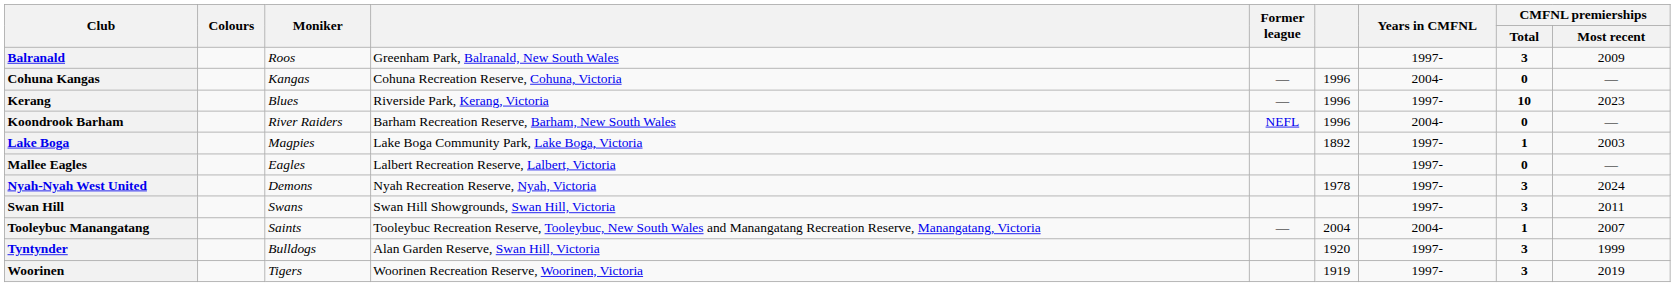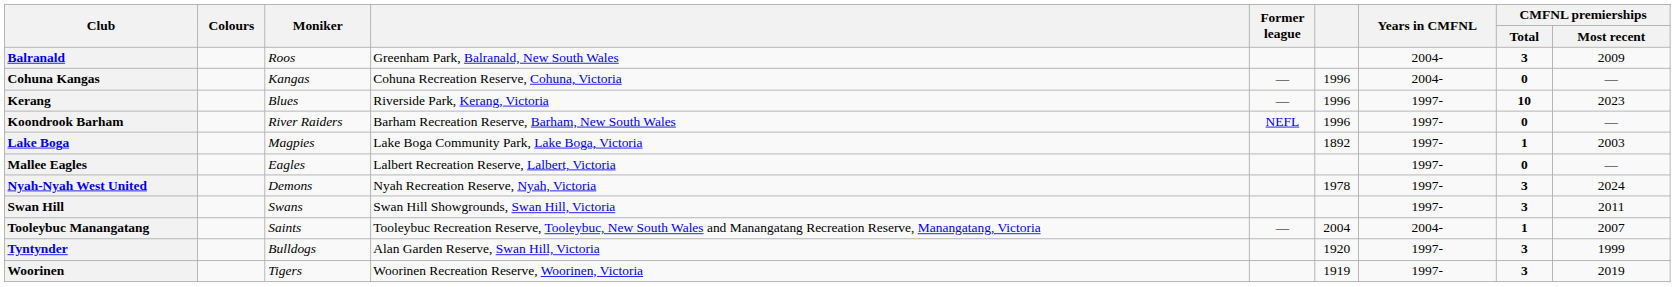(1427, 57) 1997- -> (1427, 57) 2004-
(1427, 121) 2004- -> (1427, 121) 1997-
